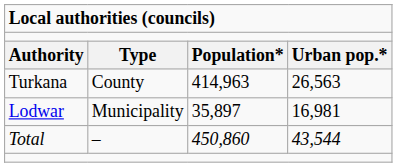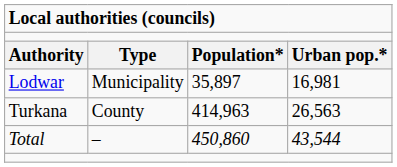rows swapped: (36, 111) <-> (38, 83)
